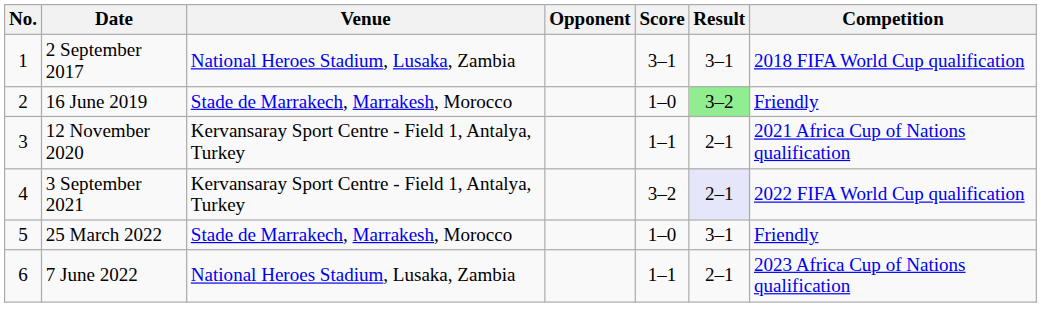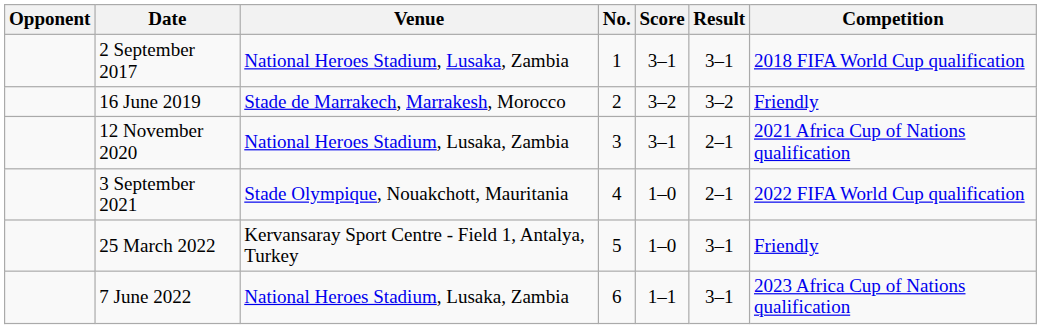columns swapped: (23, 19) <-> (590, 19)
(662, 101) 1–0 -> (662, 101) 3–2
(719, 101) lightgreen background -> (719, 101) no background
(361, 142) Kervansaray Sport Centre - Field 1, Antalya, Turkey -> (407, 142) National Heroes Stadium, Lusaka, Zambia
(662, 142) 1–1 -> (662, 142) 3–1
(361, 193) Kervansaray Sport Centre - Field 1, Antalya, Turkey -> (406, 193) Stade Olympique, Nouakchott, Mauritania
(662, 193) 3–2 -> (662, 193) 1–0
(719, 193) lavender background -> (719, 193) no background
(352, 234) Stade de Marrakech, Marrakesh, Morocco -> (415, 245) Kervansaray Sport Centre - Field 1, Antalya, Turkey
(719, 275) 2–1 -> (719, 297) 3–1
